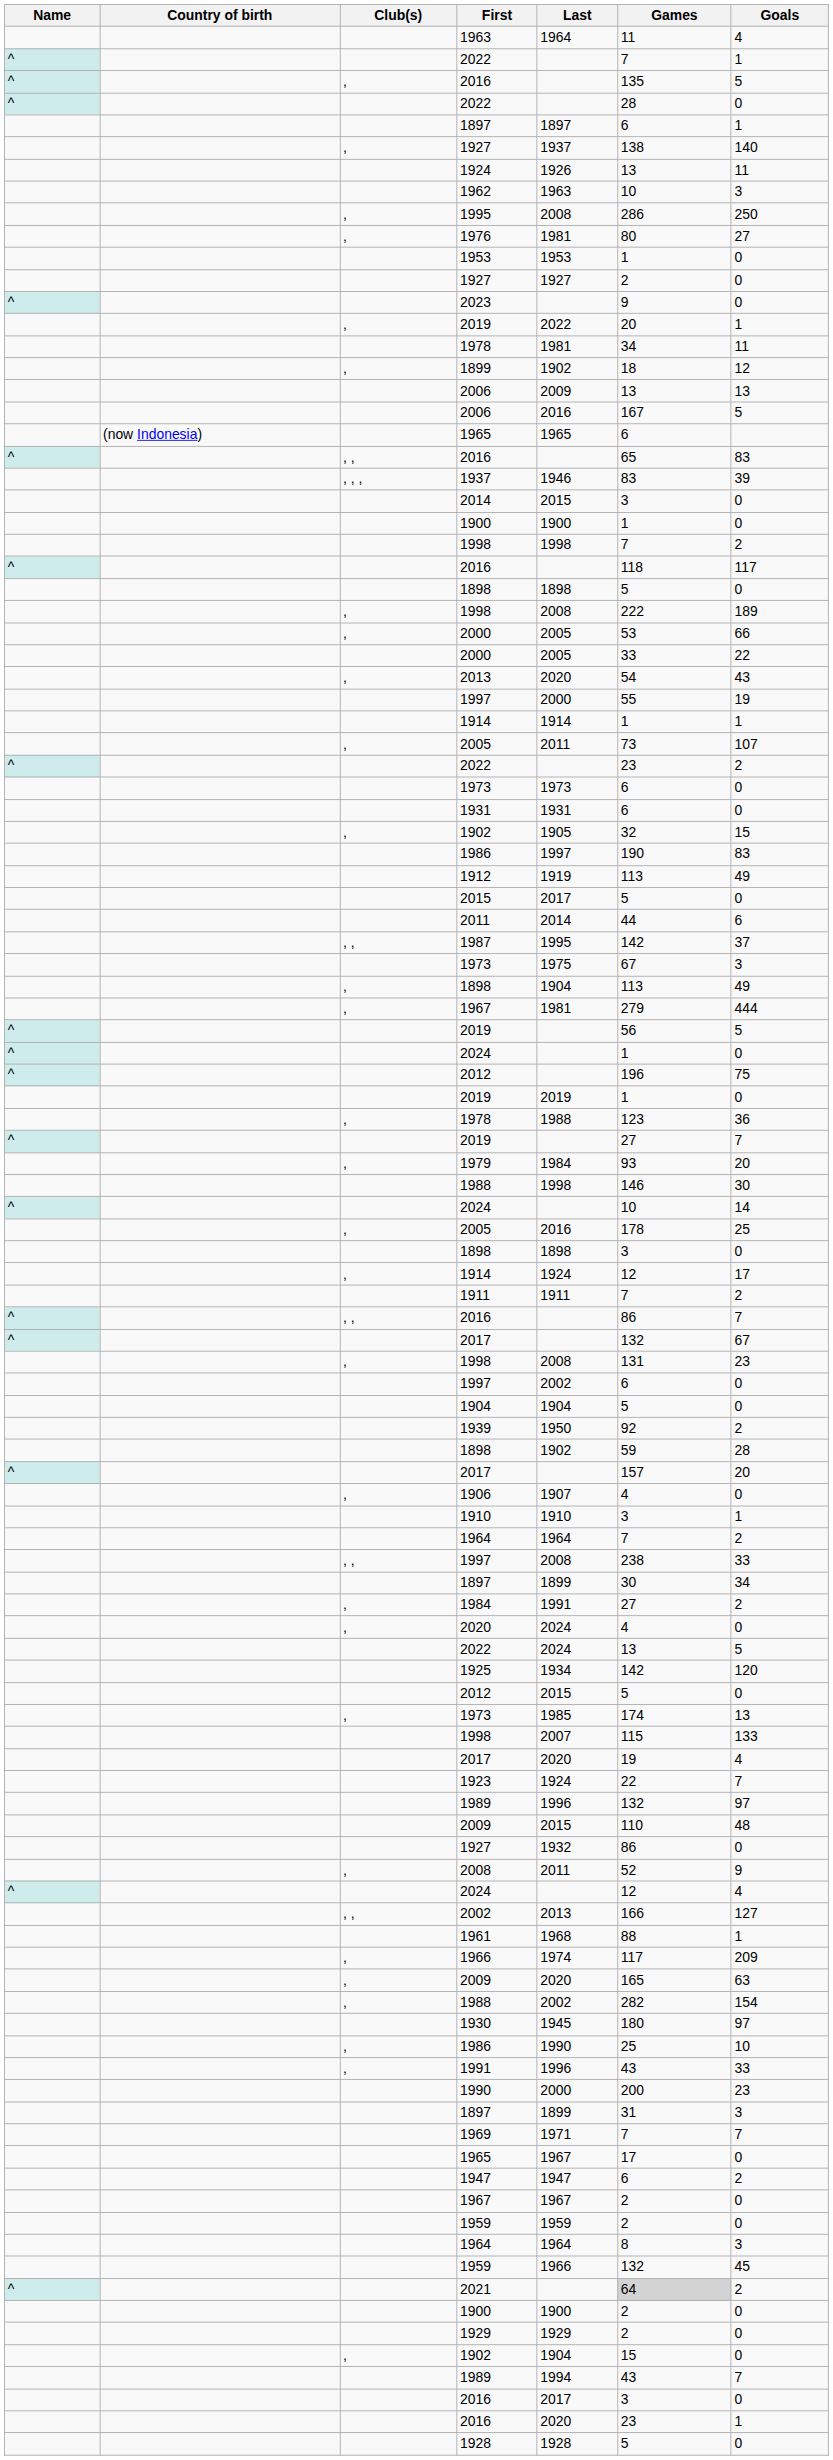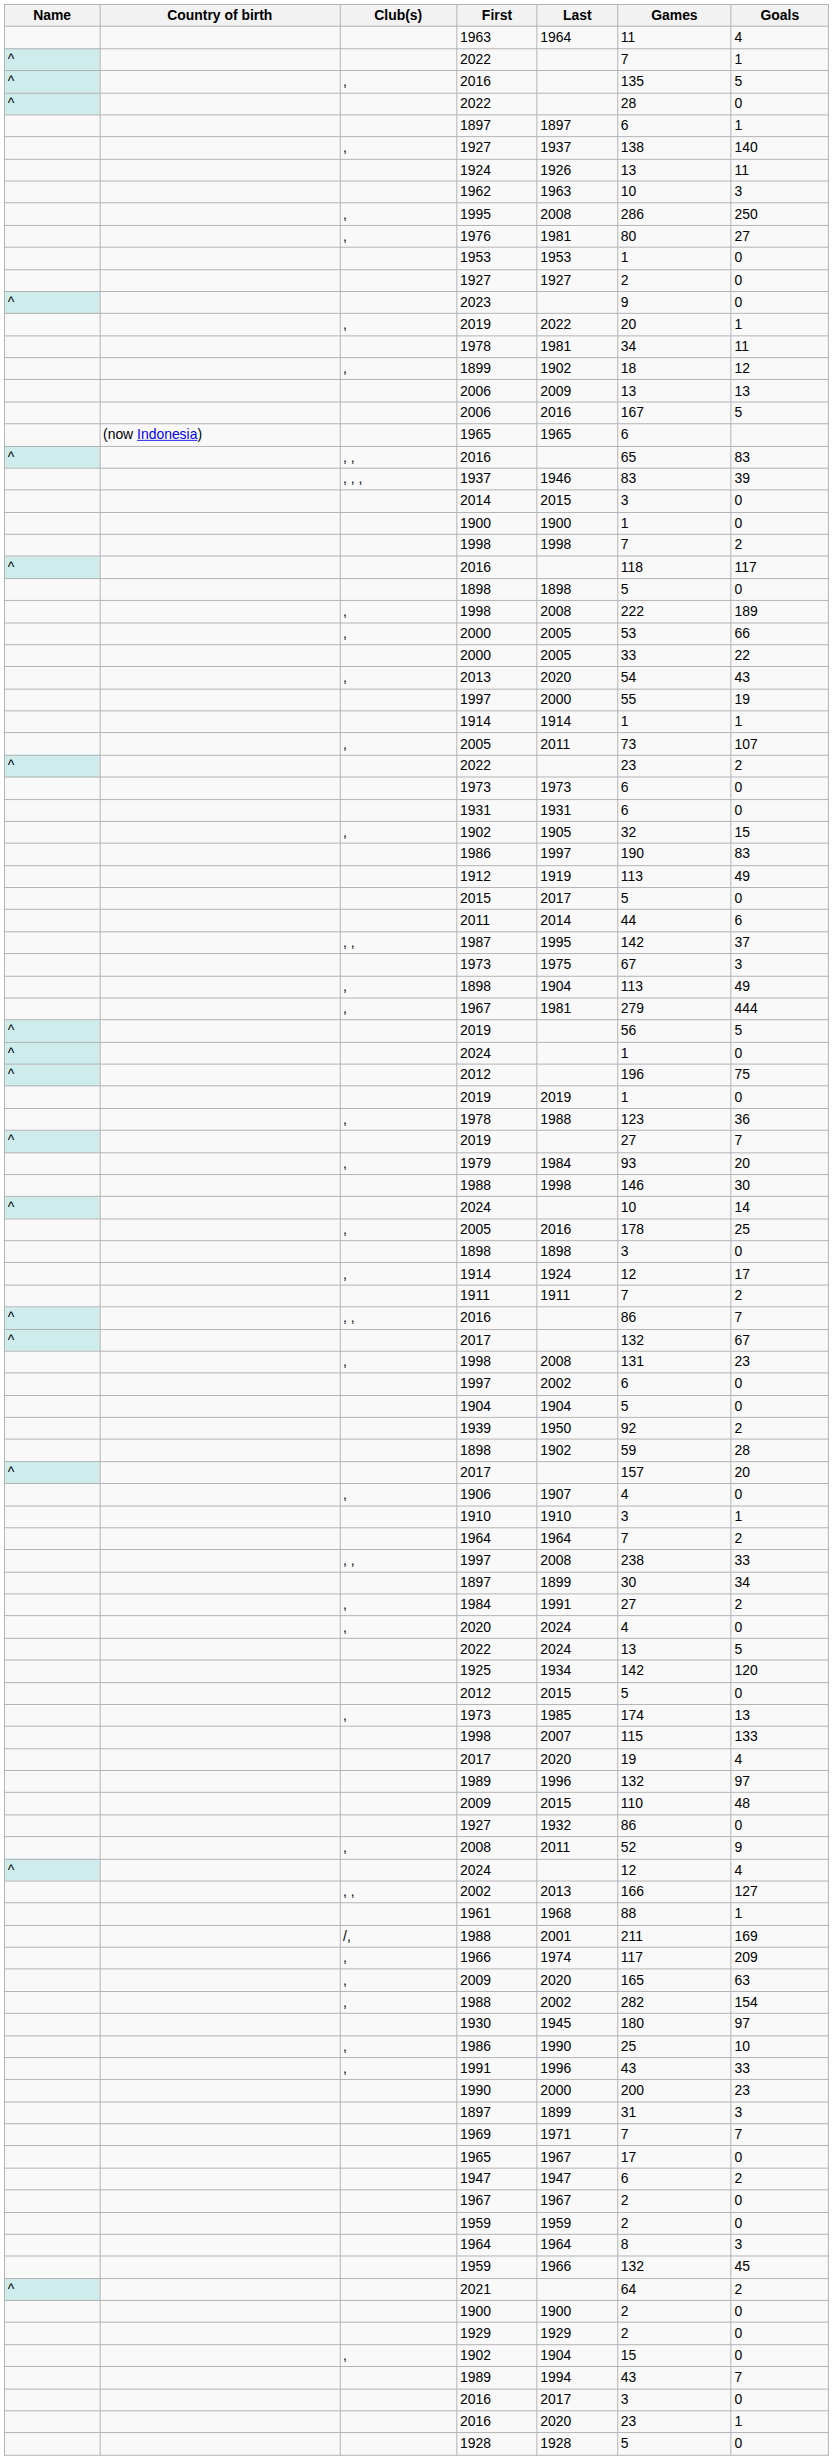- row: (398, 1782)
+ row: (347, 1936)
(629, 2289) lightgrey background -> (629, 2289) no background
